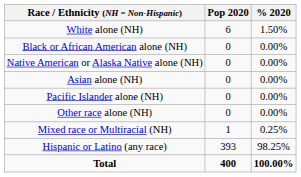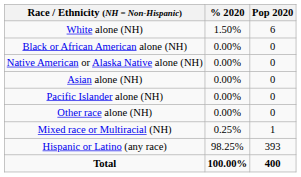columns swapped: (228, 12) <-> (274, 12)
